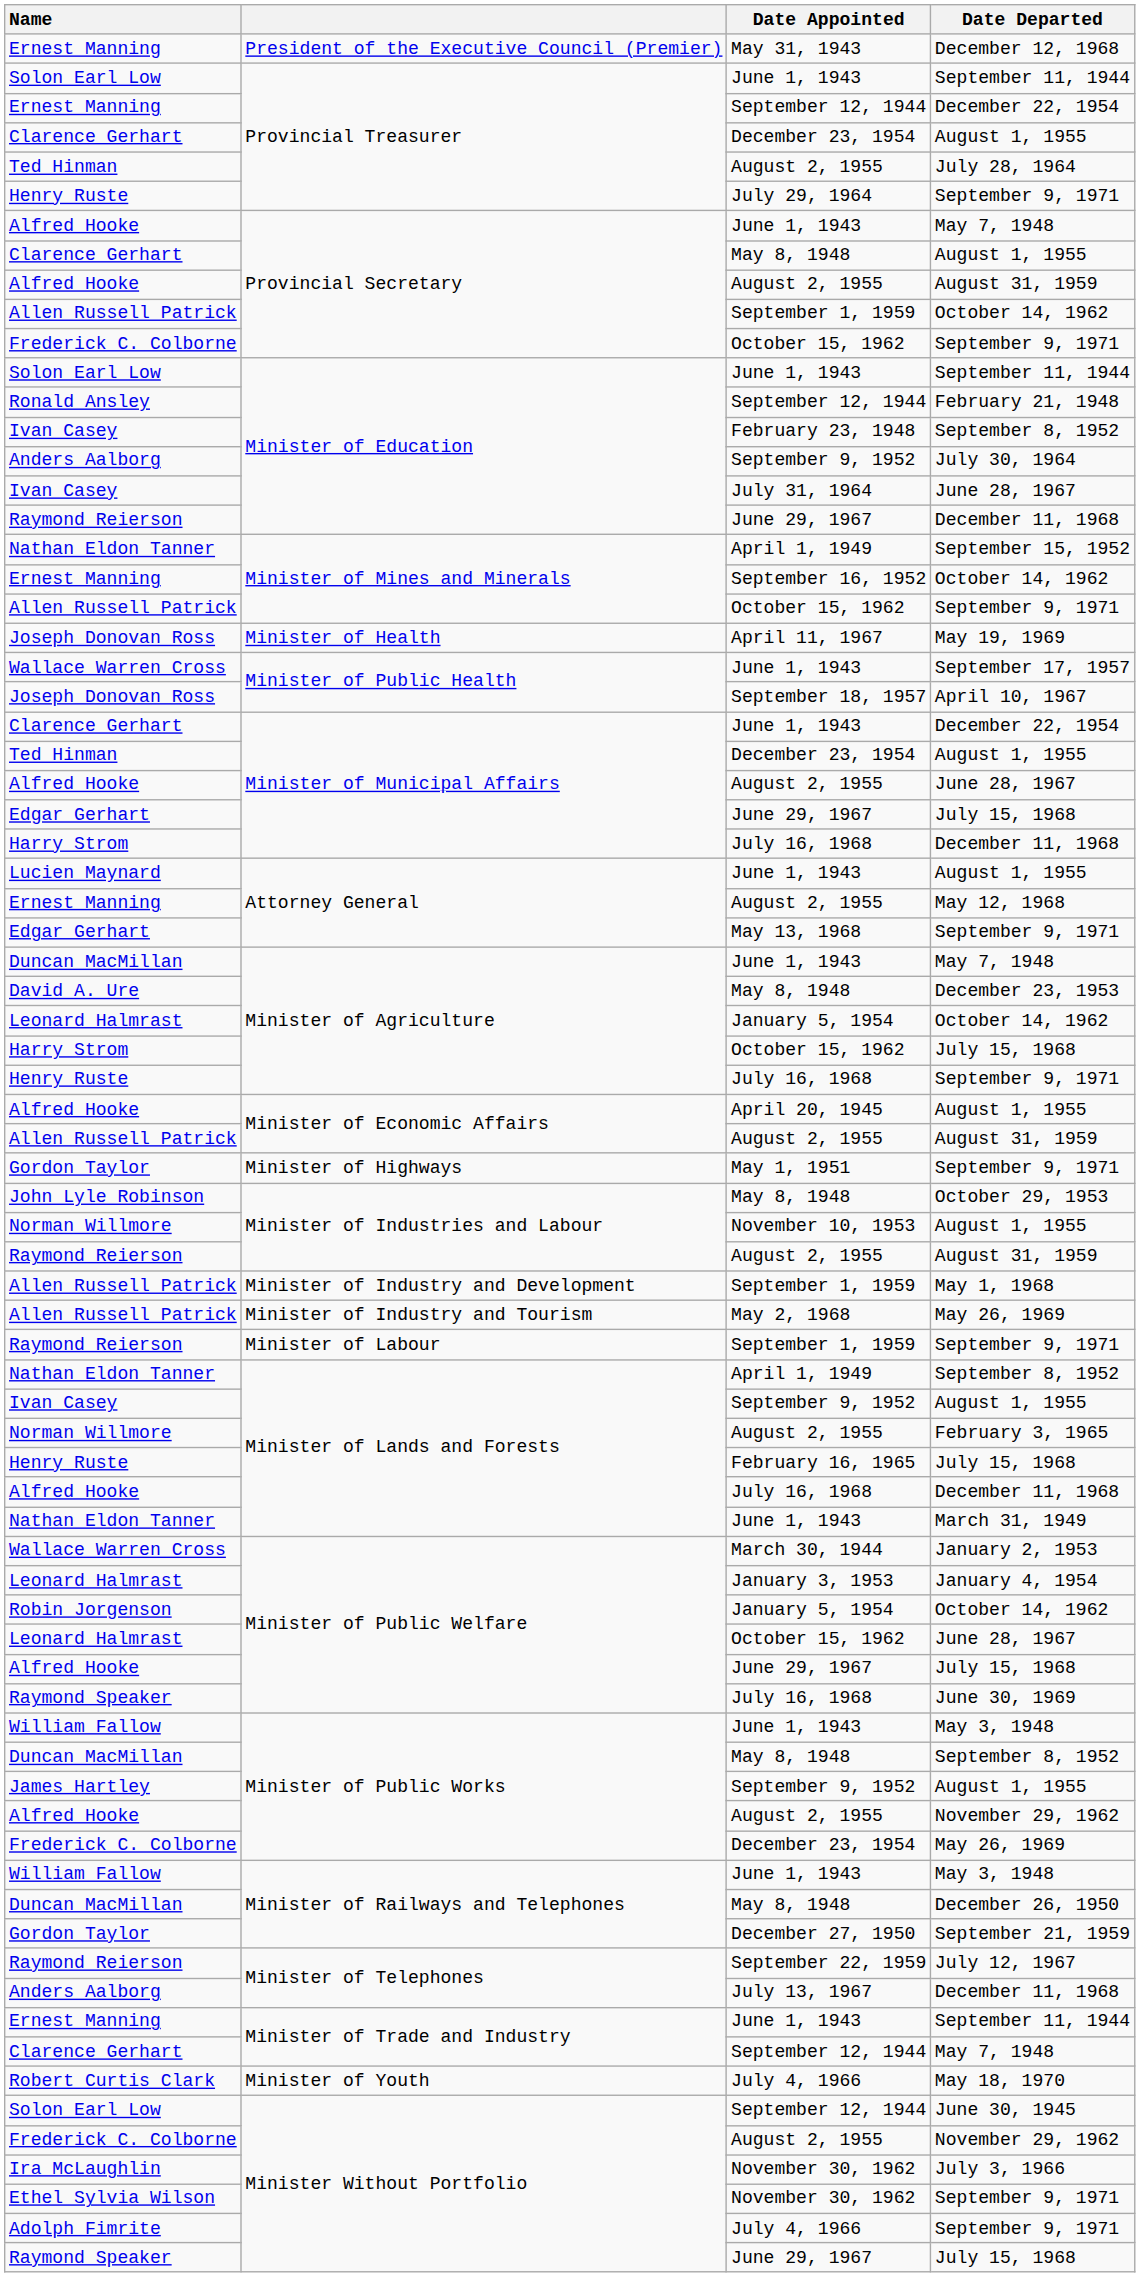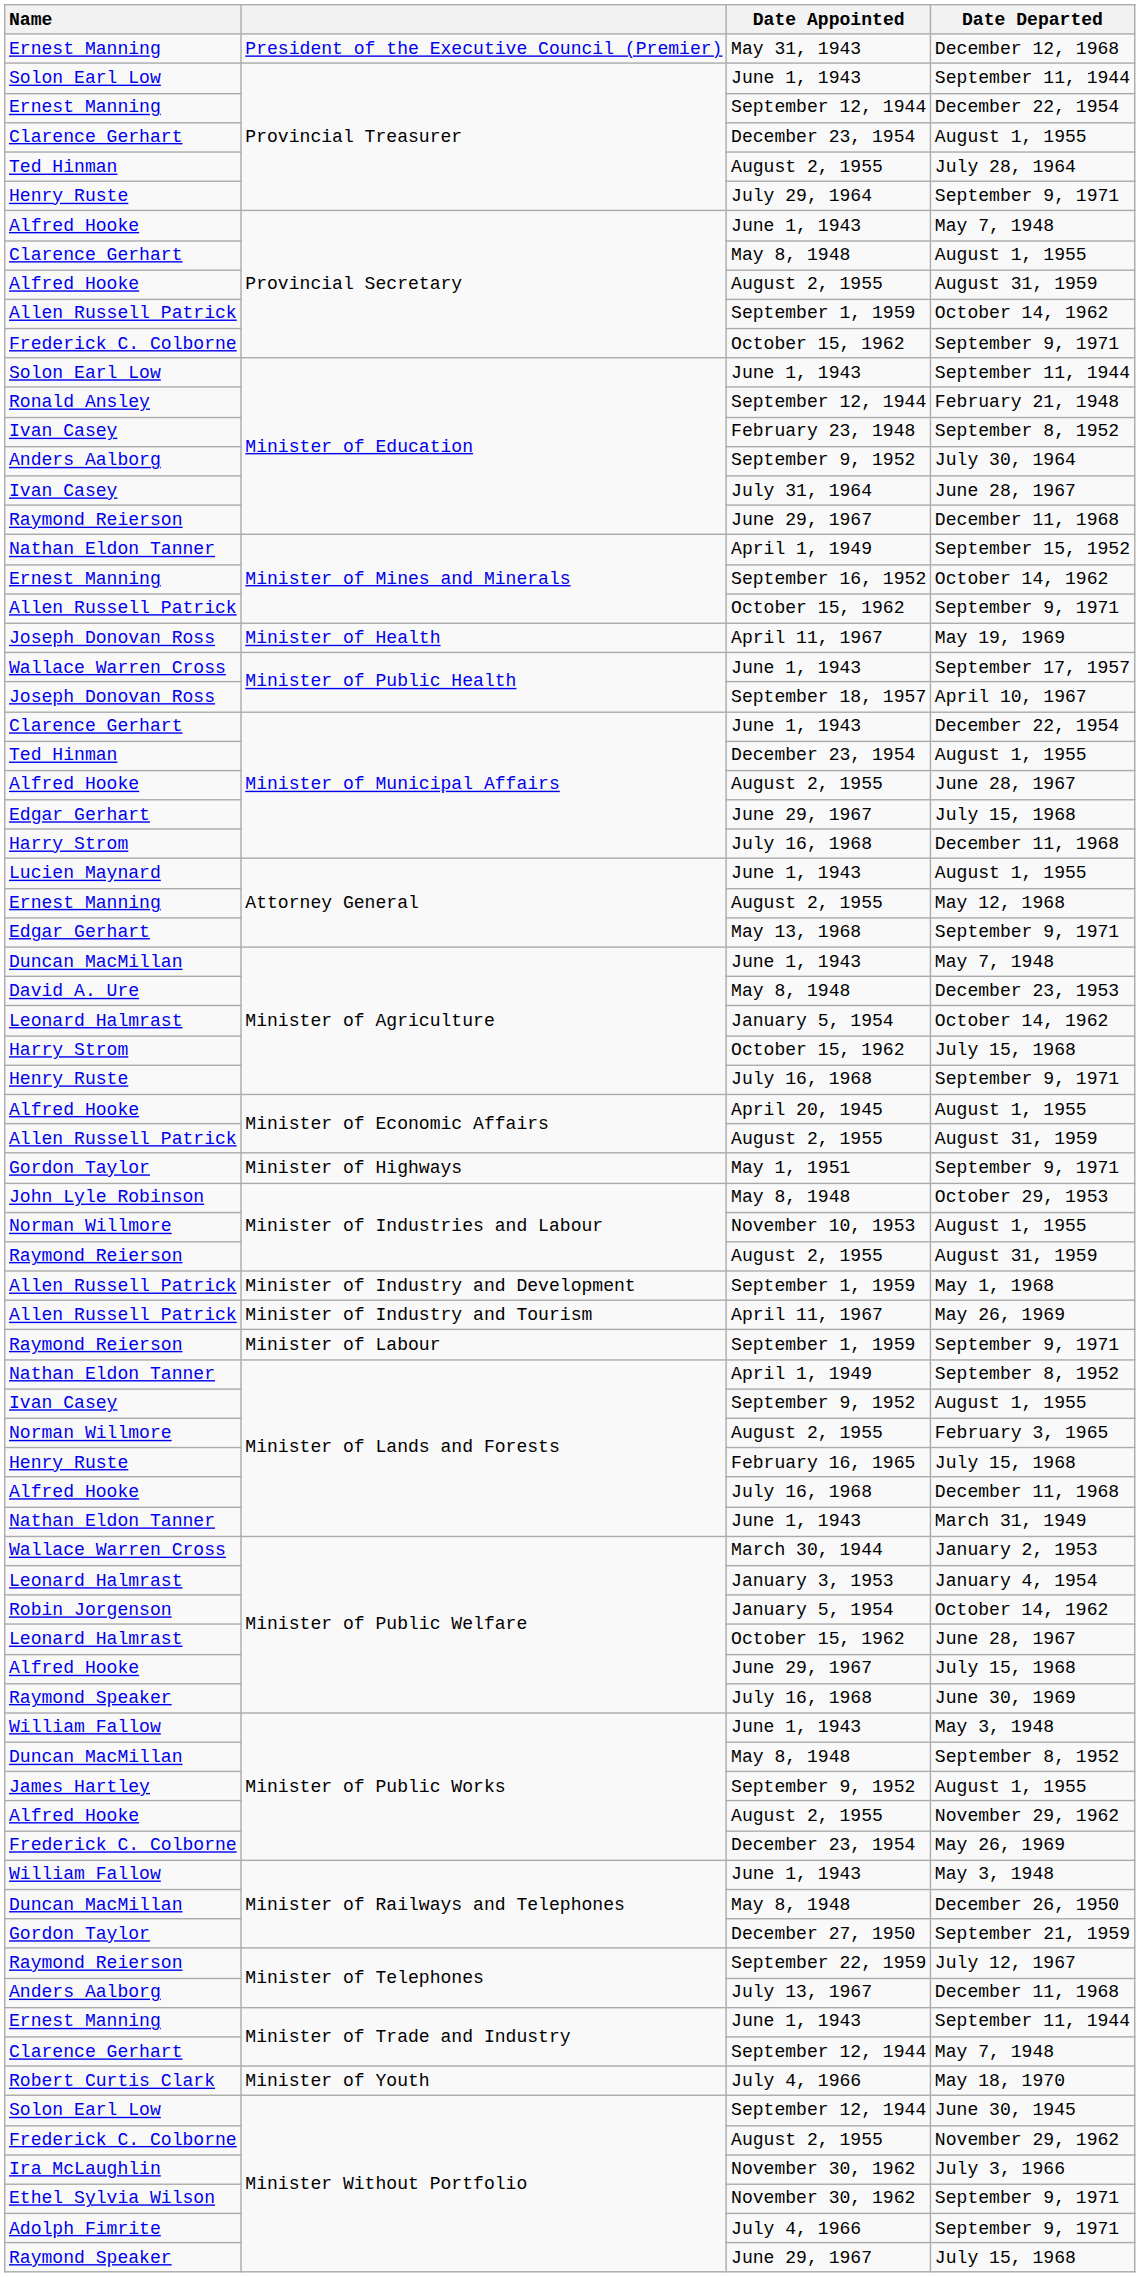(791, 1315) May 2, 1968 -> (807, 1315) April 11, 1967
